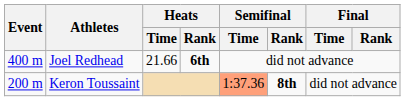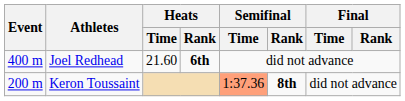(162, 61) 21.66 -> (162, 61) 21.60
